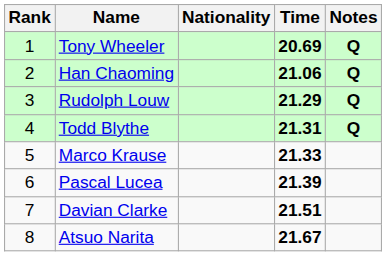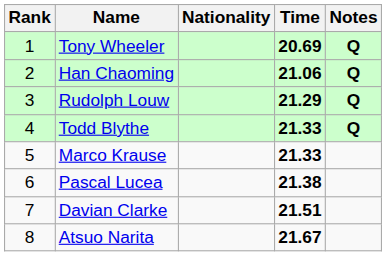(300, 127) 21.31 -> (300, 127) 21.33
(300, 182) 21.39 -> (300, 182) 21.38
